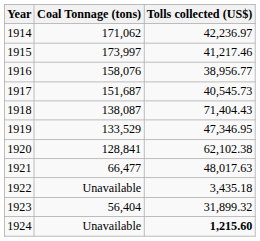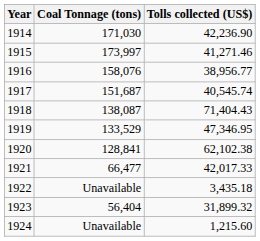(121, 33) 171,062 -> (121, 33) 171,030
(228, 33) 42,236.97 -> (228, 33) 42,236.90
(228, 52) 41,217.46 -> (228, 52) 41,271.46
(228, 91) 40,545.73 -> (228, 91) 40,545.74
(228, 168) 48,017.63 -> (228, 168) 42,017.33
(231, 226) bold -> (231, 226) normal
